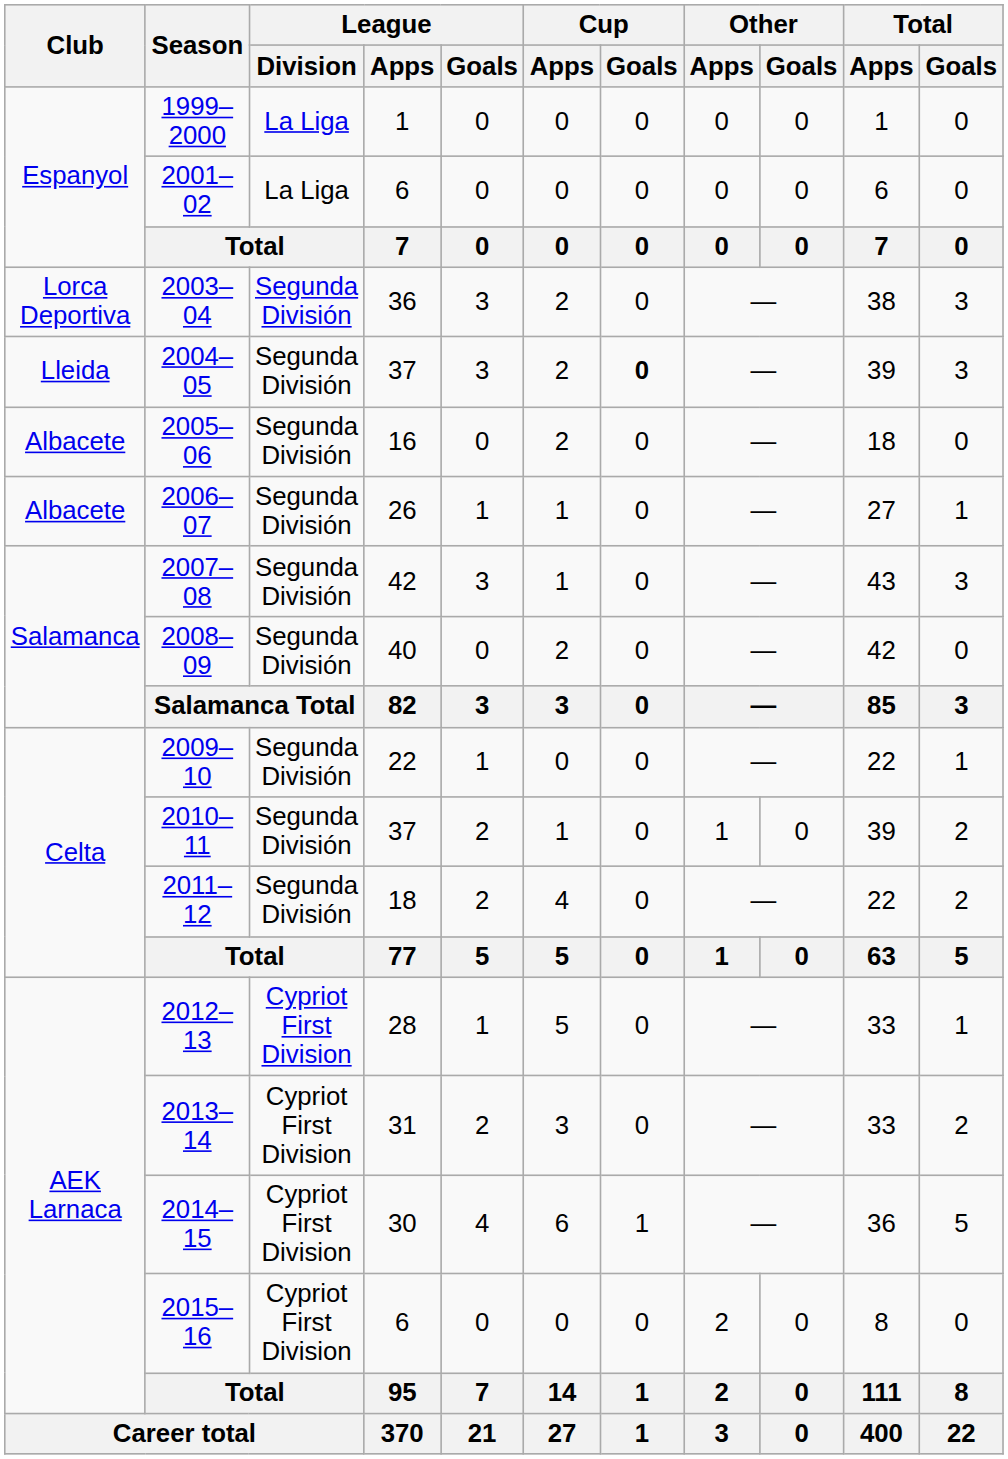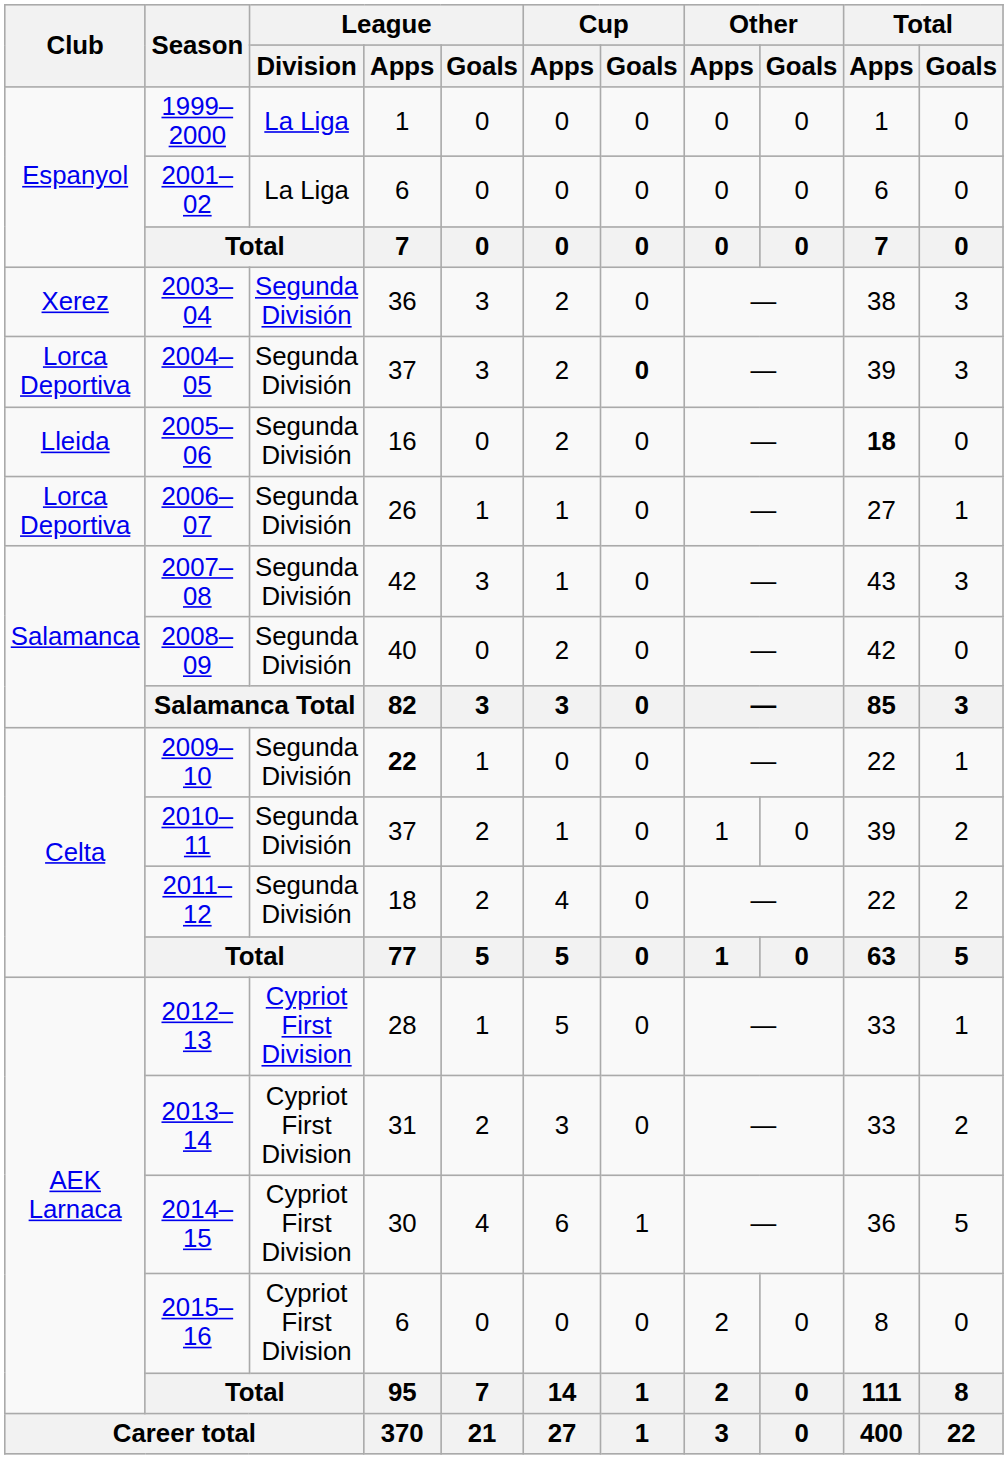(75, 301) Lorca Deportiva -> (75, 301) Xerez
(75, 371) Lleida -> (75, 371) Lorca Deportiva
(75, 441) Albacete -> (75, 441) Lleida
(881, 441) normal -> (881, 441) bold
(75, 511) Albacete -> (75, 511) Lorca Deportiva
(402, 761) normal -> (402, 761) bold
